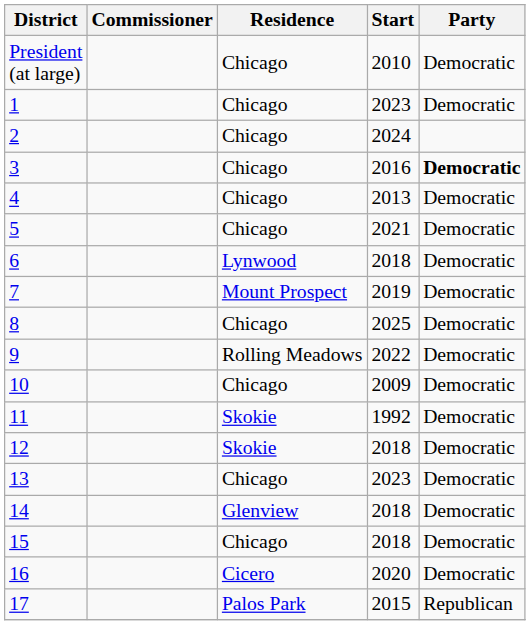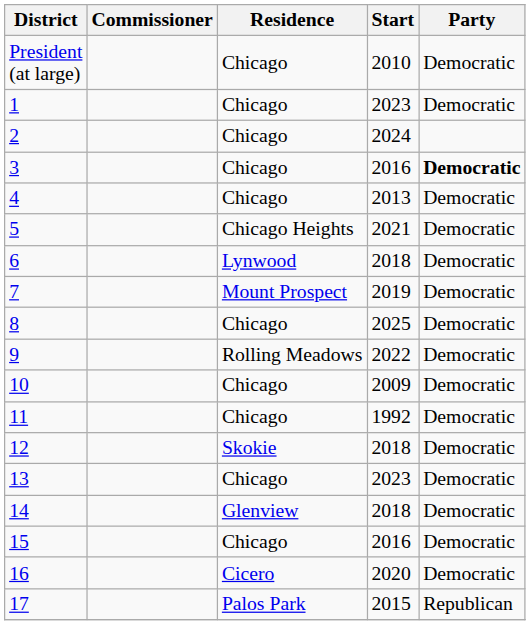(255, 229) Chicago -> (288, 229) Chicago Heights
(249, 416) Skokie -> (255, 416) Chicago
(391, 541) 2018 -> (391, 541) 2016
